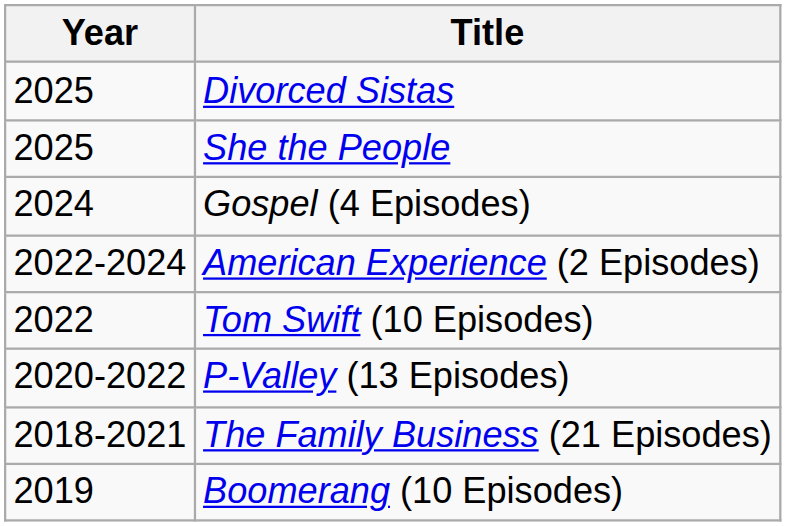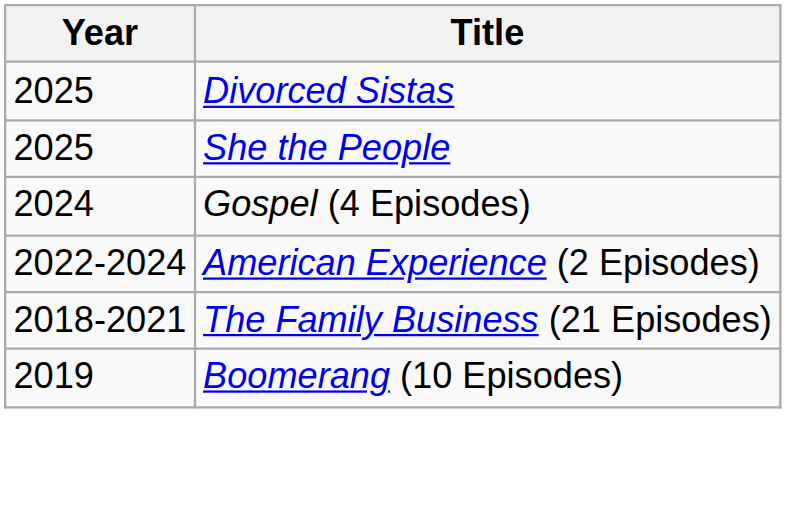- row: (398, 319)
- row: (386, 377)
